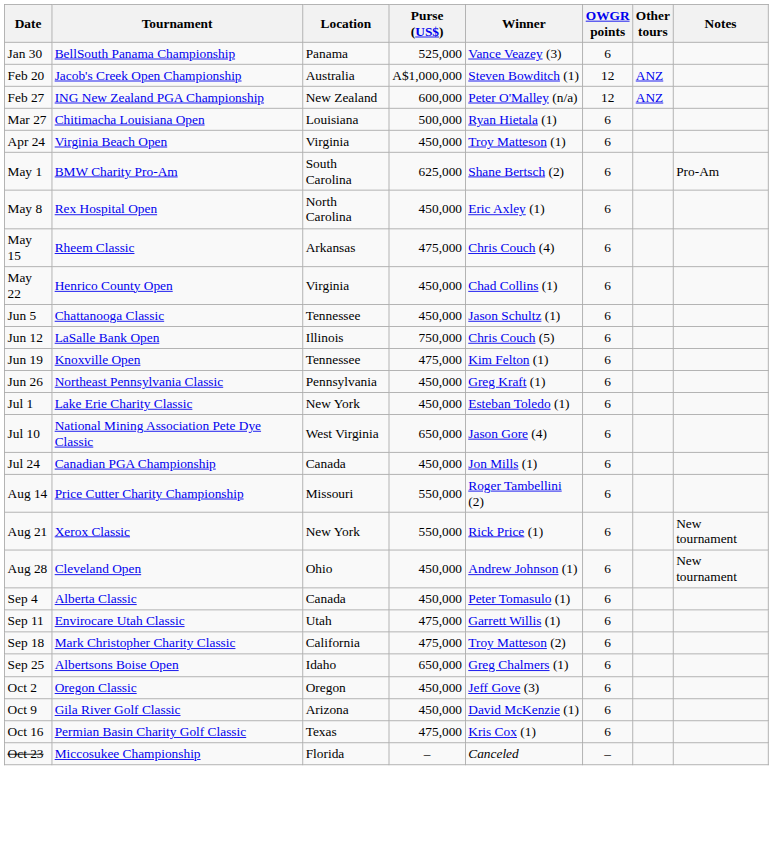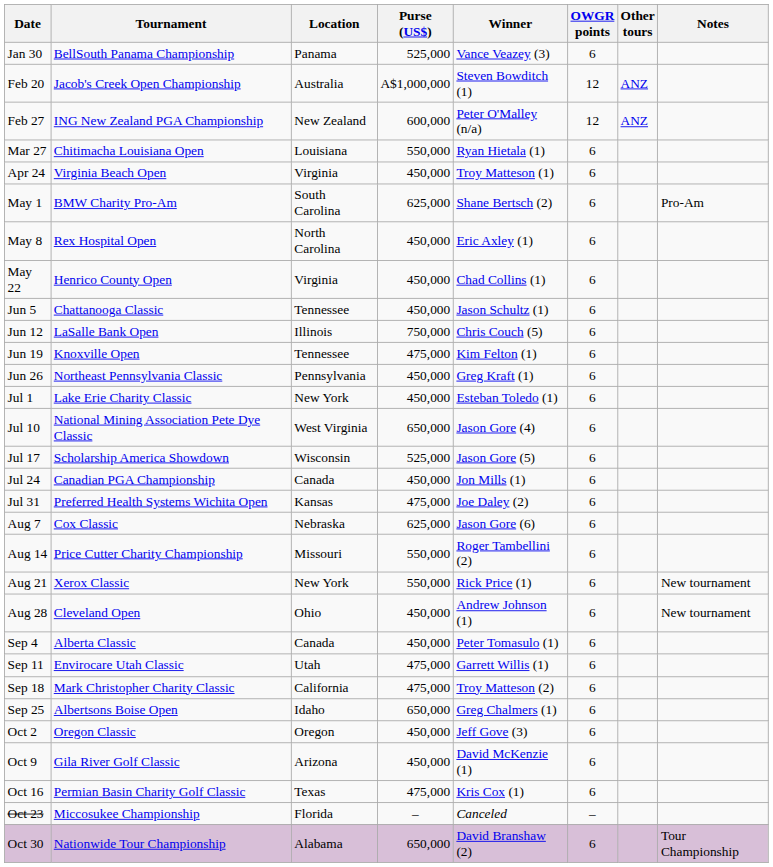(440, 119) 500,000 -> (428, 151) 550,000
- row: (20, 247)
+ row: (24, 457)
+ row: (24, 501)
+ row: (24, 523)
+ row: (26, 843)
